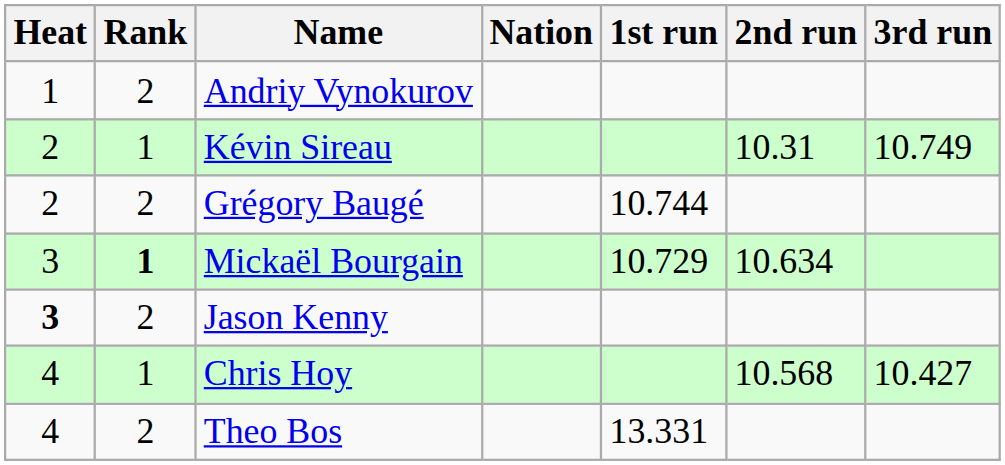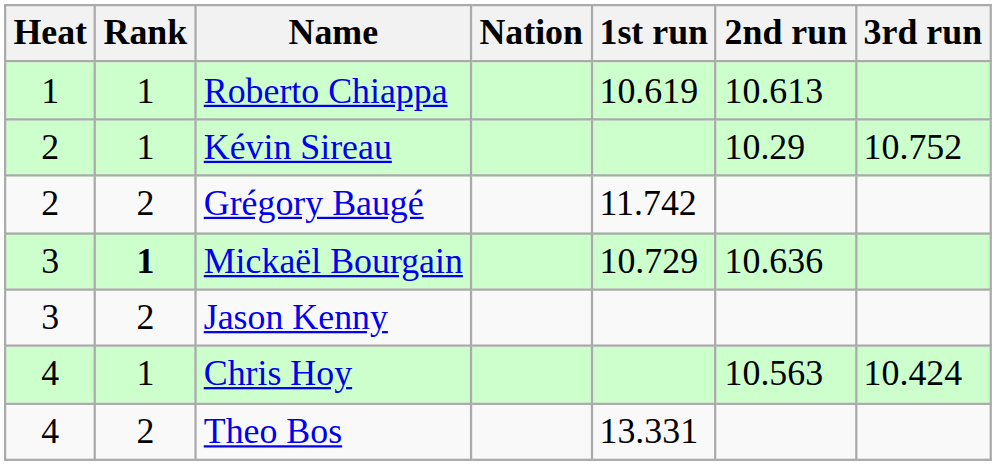+ row: (326, 89)
- row: (338, 89)
(775, 146) 10.31 -> (765, 146) 10.29
(923, 146) 10.749 -> (913, 146) 10.752
(659, 203) 10.744 -> (648, 203) 11.742
(784, 260) 10.634 -> (774, 260) 10.636
(50, 317) bold -> (50, 317) normal
(784, 373) 10.568 -> (774, 373) 10.563
(923, 373) 10.427 -> (913, 373) 10.424
